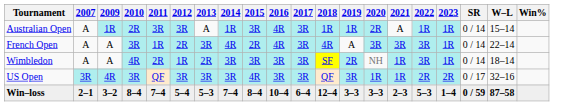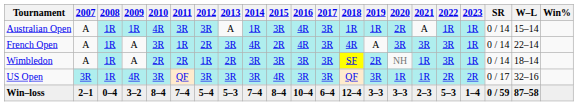+ column: (110, 12)
(134, 28) 2R -> (158, 28) 4R
(134, 61) 4R -> (158, 61) 2R
